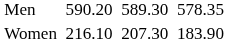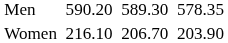(145, 33) 207.30 -> (145, 33) 206.70
(200, 33) 183.90 -> (200, 33) 203.90
